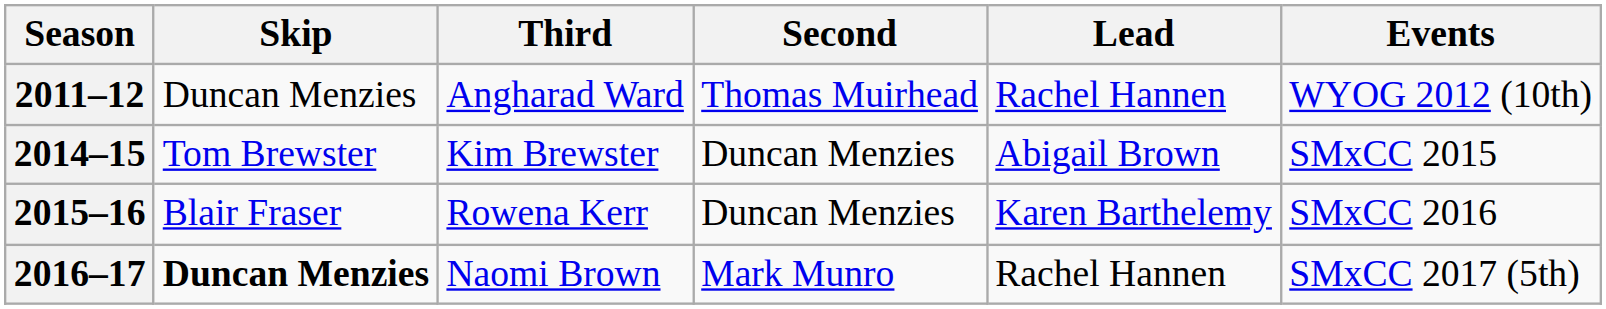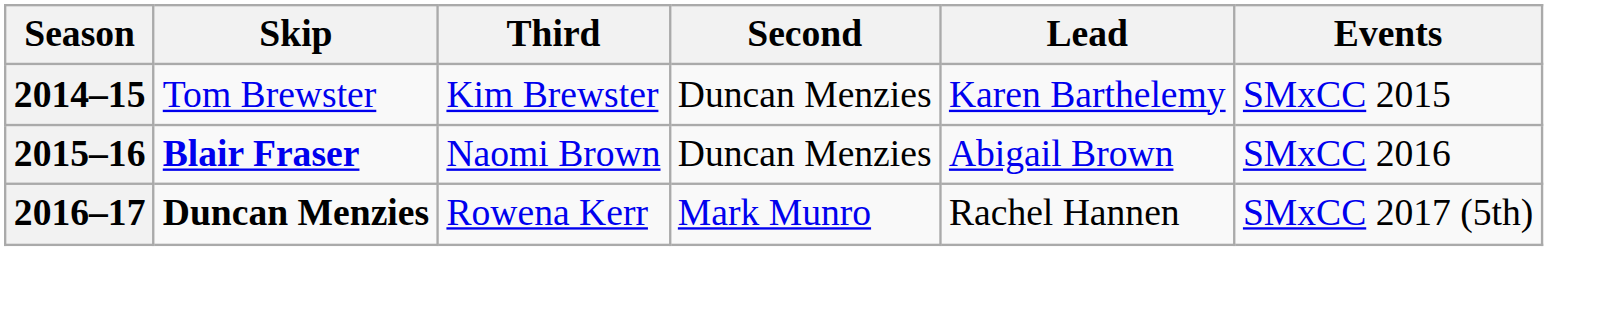- row: (80, 93)
(1108, 153) Abigail Brown -> (1087, 93) Karen Barthelemy
(252, 213) normal -> (261, 153) bold
(547, 213) Rowena Kerr -> (553, 153) Naomi Brown
(1134, 213) Karen Barthelemy -> (1061, 153) Abigail Brown
(553, 272) Naomi Brown -> (547, 213) Rowena Kerr
